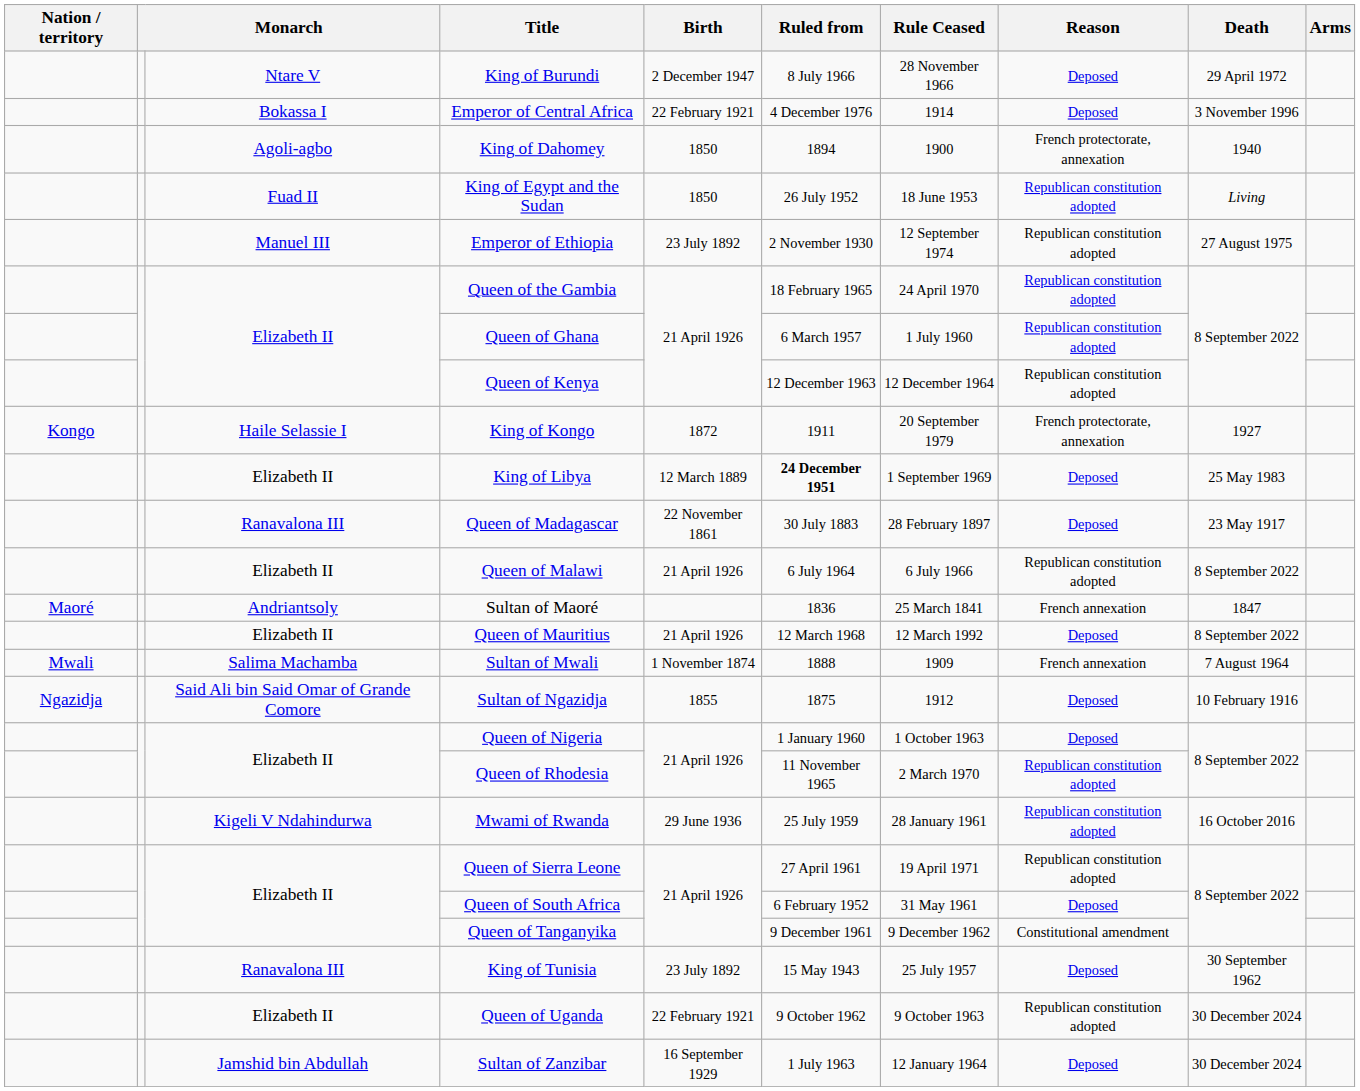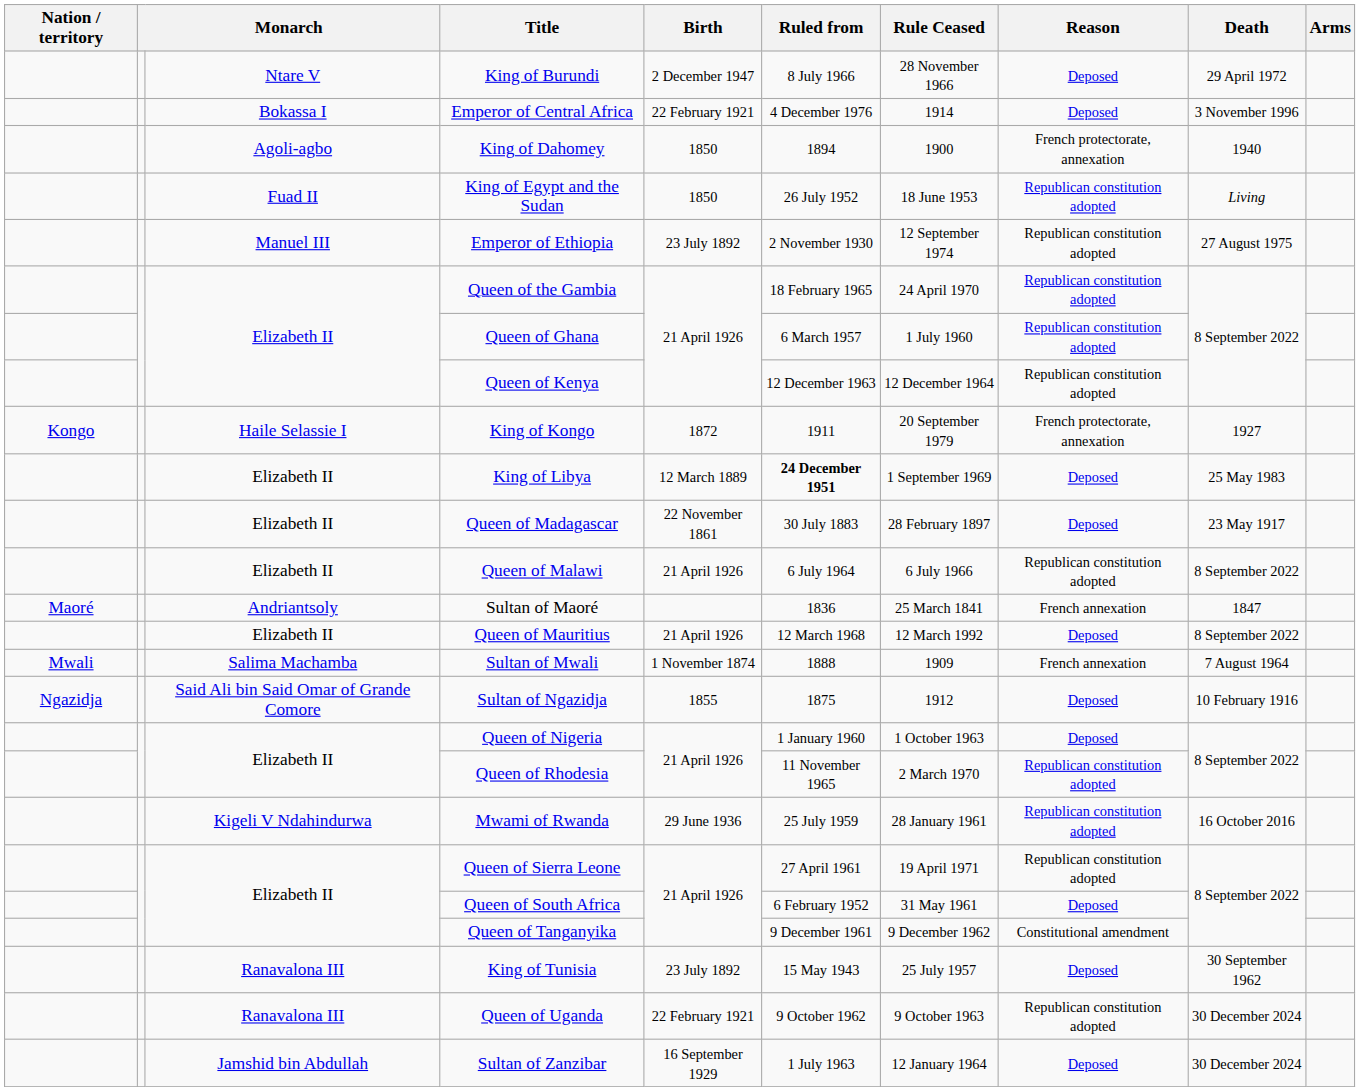(293, 523) Ranavalona III -> (293, 523) Elizabeth II
(293, 1016) Elizabeth II -> (293, 1016) Ranavalona III
